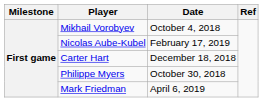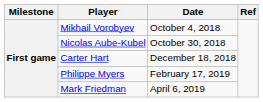(190, 43) February 17, 2019 -> (188, 43) October 30, 2018
(188, 74) October 30, 2018 -> (190, 74) February 17, 2019
